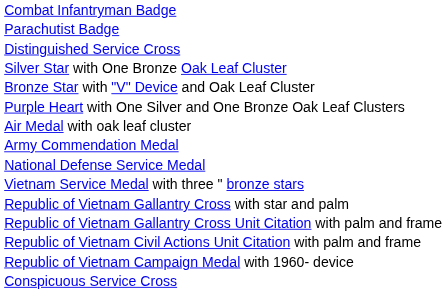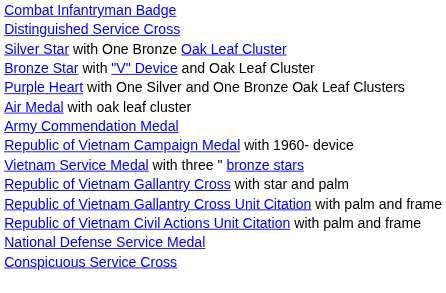- row: (62, 29)
rows swapped: (105, 165) <-> (179, 262)
